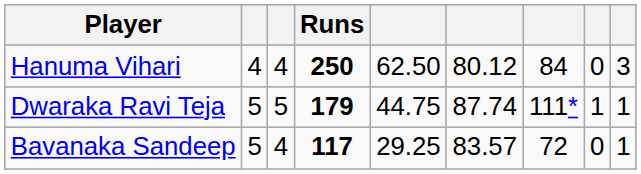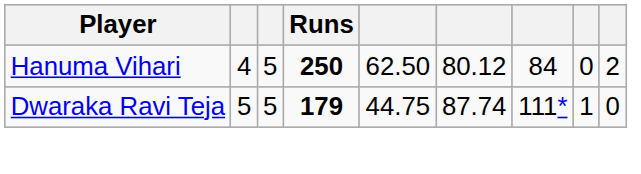(281, 65) 4 -> (270, 65) 5
(623, 65) 3 -> (613, 65) 2
(623, 106) 1 -> (613, 106) 0
- row: (123, 147)
